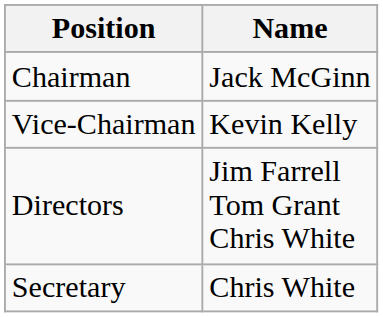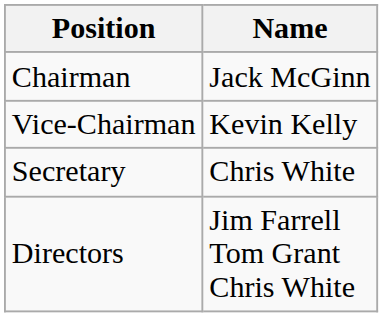rows swapped: (69, 286) <-> (68, 205)
